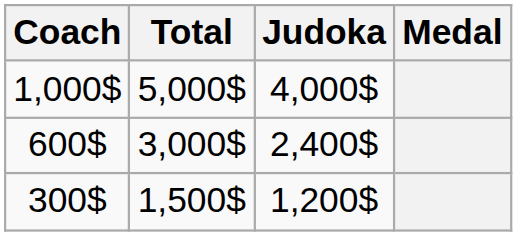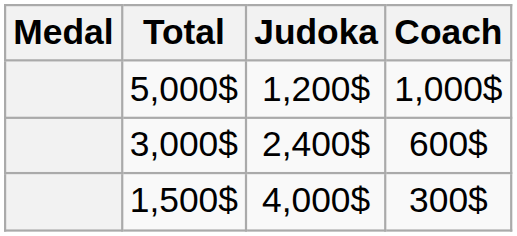columns swapped: (452, 32) <-> (67, 32)
(324, 88) 4,000$ -> (316, 88) 1,200$
(324, 200) 1,200$ -> (316, 200) 4,000$
